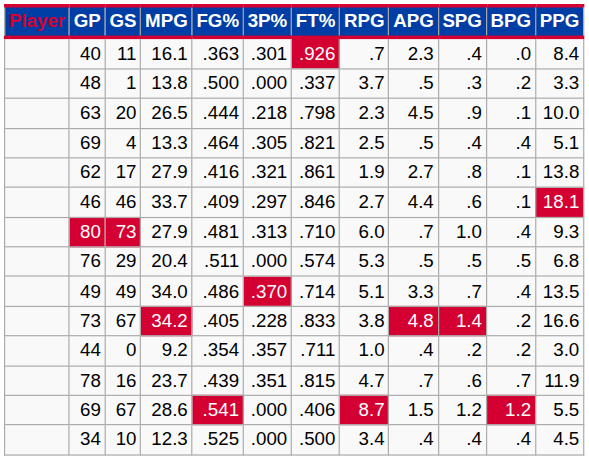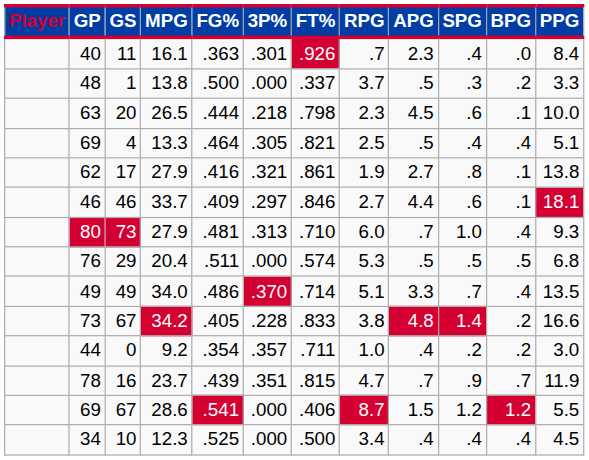(474, 113) .9 -> (474, 113) .6
(474, 380) .6 -> (474, 380) .9
